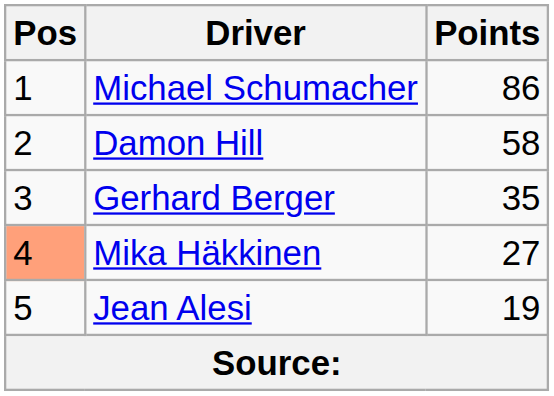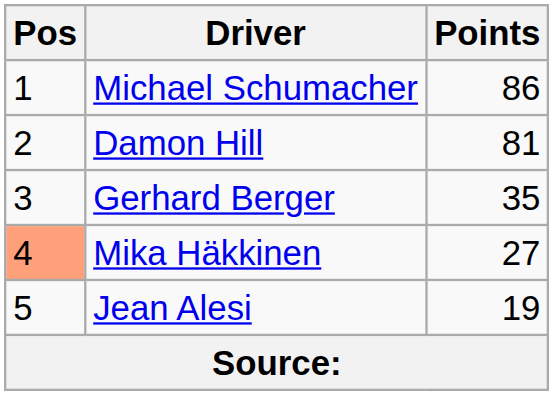(521, 143) 58 -> (521, 143) 81
